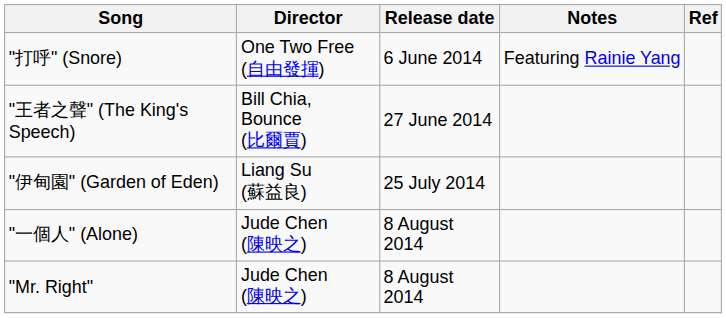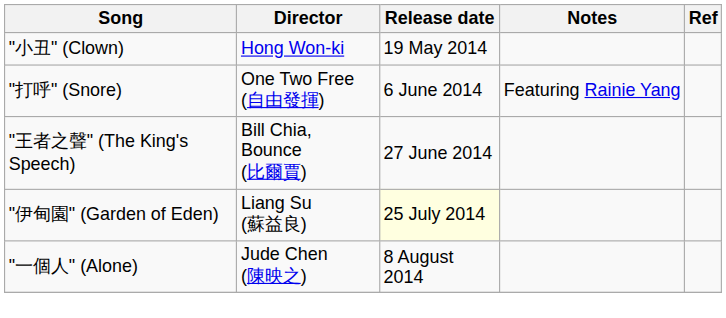+ row: (66, 48)
(434, 182) no background -> (434, 214) lightyellow background
- row: (51, 286)
